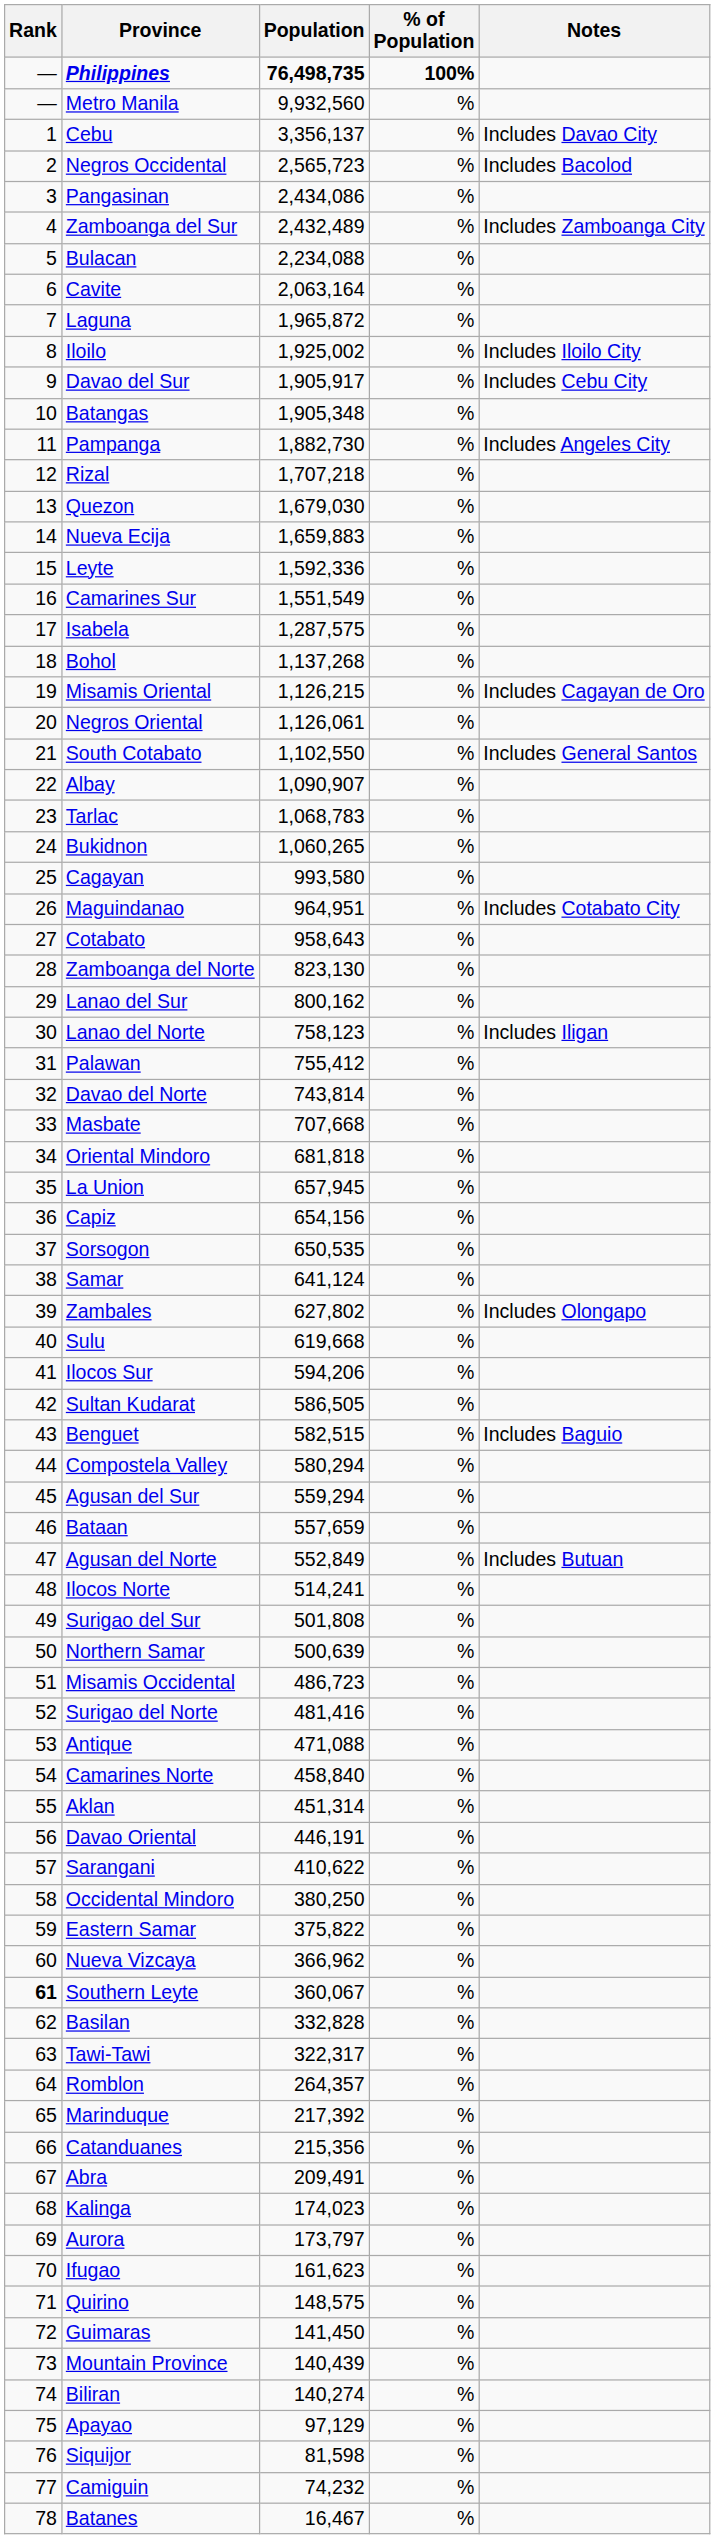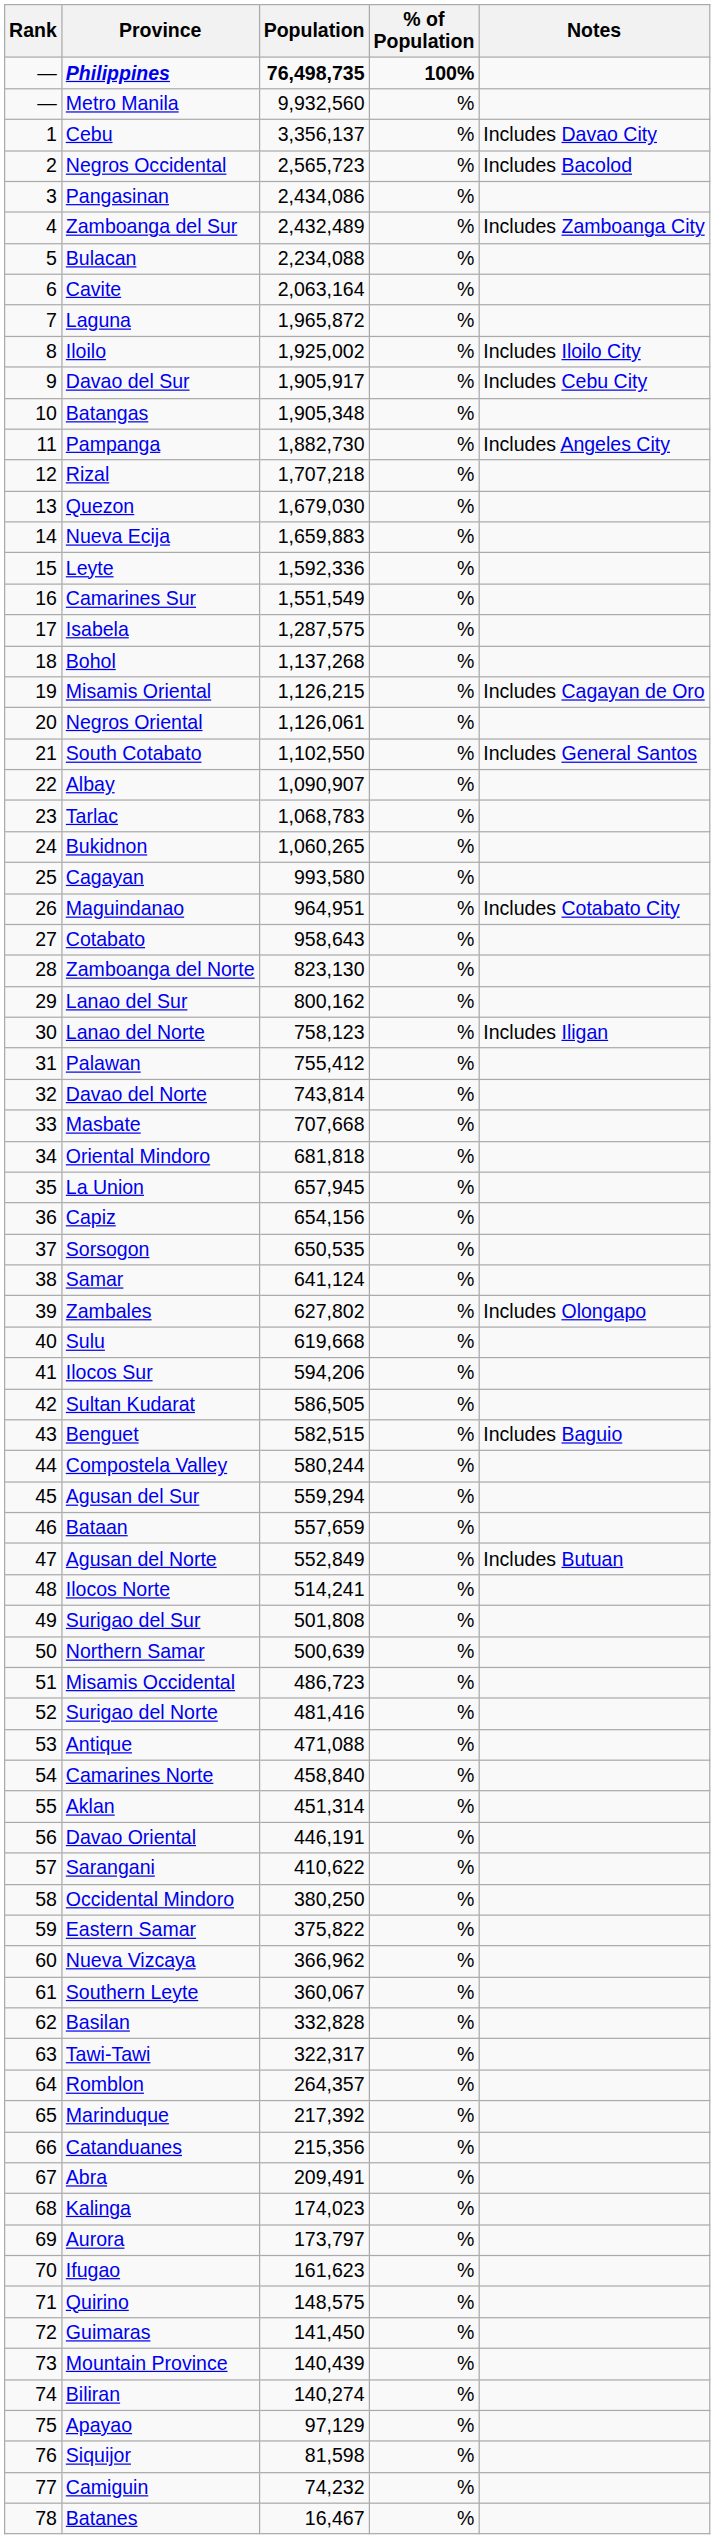(329, 1465) 580,294 -> (329, 1465) 580,244
(46, 1992) bold -> (46, 1992) normal
